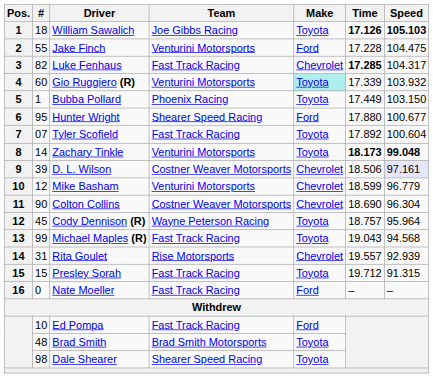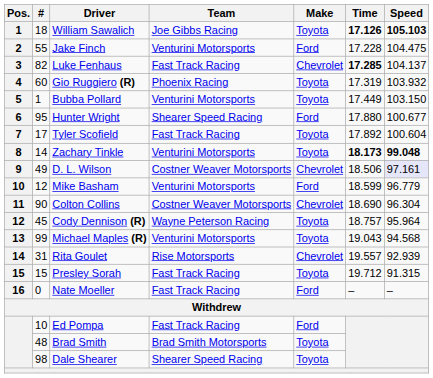(406, 65) 104.317 -> (406, 65) 104.137
(203, 83) Venturini Motorsports -> (190, 83) Phoenix Racing
(312, 83) paleturquoise background -> (312, 83) no background
(365, 83) 17.339 -> (365, 83) 17.319
(190, 100) Phoenix Racing -> (203, 100) Venturini Motorsports
(41, 134) 07 -> (41, 134) 17
(41, 169) 39 -> (41, 169) 49
(320, 186) Chevrolet -> (308, 186) Ford
(196, 238) Fast Track Racing -> (203, 238) Venturini Motorsports
